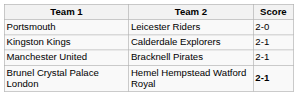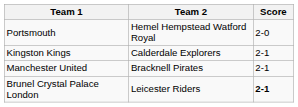(166, 27) Leicester Riders -> (189, 32) Hemel Hempstead Watford Royal
(189, 78) Hemel Hempstead Watford Royal -> (166, 89) Leicester Riders
